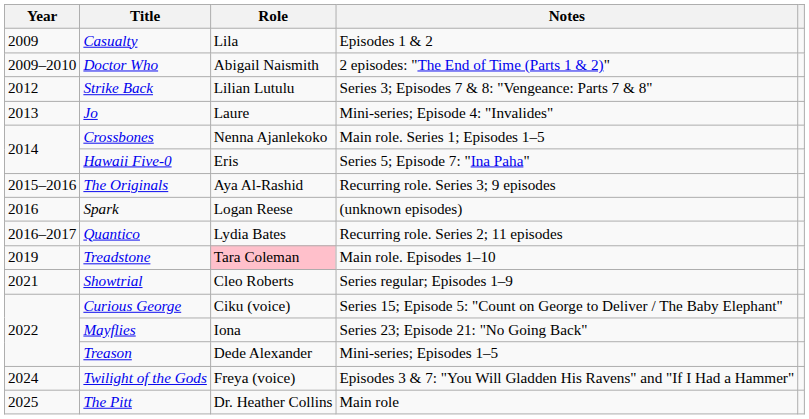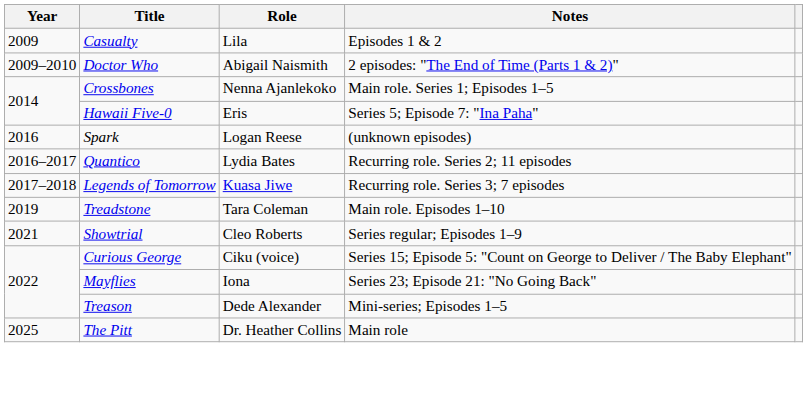- row: (118, 88)
- row: (91, 112)
- row: (126, 185)
+ row: (150, 185)
(257, 257) pink background -> (265, 209) no background
- row: (145, 378)
